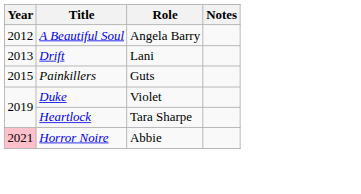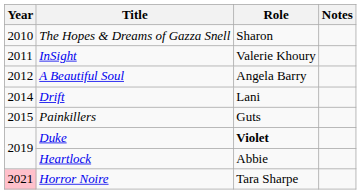+ row: (135, 35)
+ row: (58, 55)
(20, 55) 2013 -> (20, 96) 2014
(146, 96) normal -> (253, 138) bold
(161, 117) Tara Sharpe -> (252, 158) Abbie
(146, 138) Abbie -> (267, 179) Tara Sharpe
